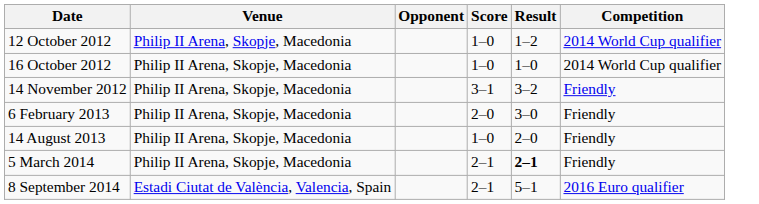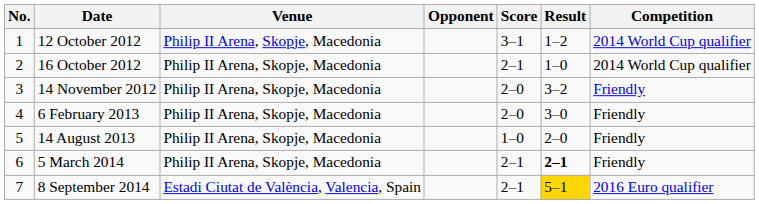+ column: (19, 16)
(483, 41) 1–0 -> (512, 41) 3–1
(483, 65) 1–0 -> (512, 65) 2–1
(483, 89) 3–1 -> (512, 89) 2–0
(526, 187) no background -> (556, 187) gold background
